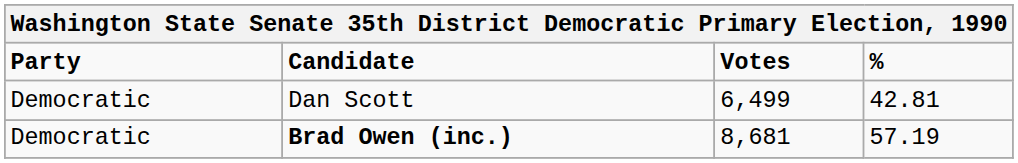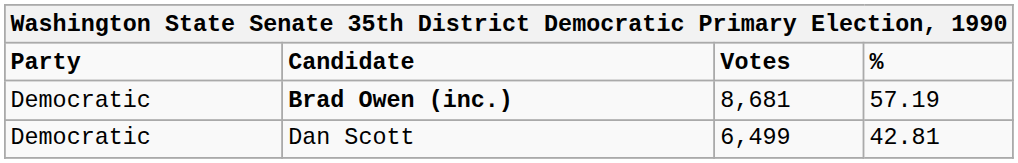rows swapped: (401, 138) <-> (351, 100)
